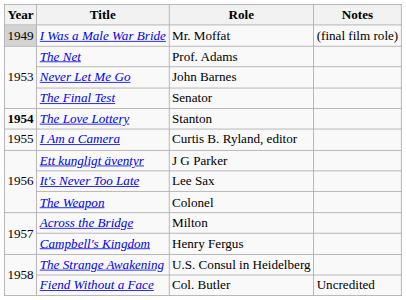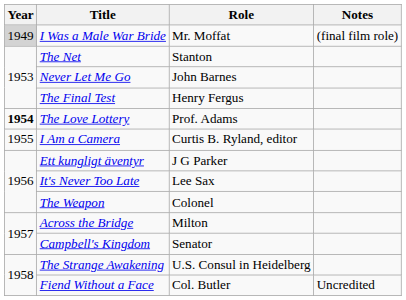(205, 56) Prof. Adams -> (192, 56) Stanton
(192, 98) Senator -> (208, 98) Henry Fergus
(192, 118) Stanton -> (205, 118) Prof. Adams
(208, 243) Henry Fergus -> (192, 243) Senator
